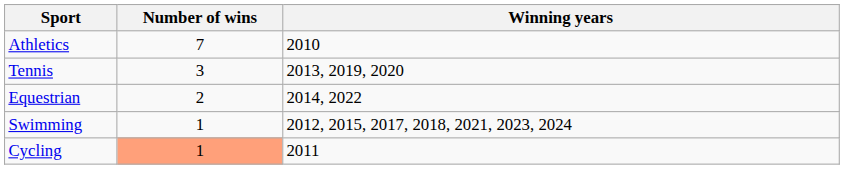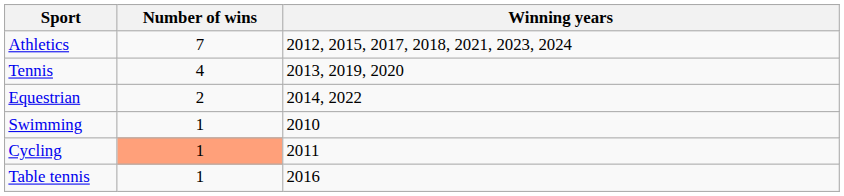(303, 44) 2010 -> (429, 44) 2012, 2015, 2017, 2018, 2021, 2023, 2024
(200, 71) 3 -> (200, 71) 4
(429, 124) 2012, 2015, 2017, 2018, 2021, 2023, 2024 -> (303, 124) 2010
+ row: (49, 177)
